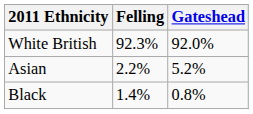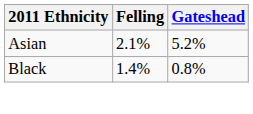- row: (52, 43)
(133, 69) 2.2% -> (133, 43) 2.1%
